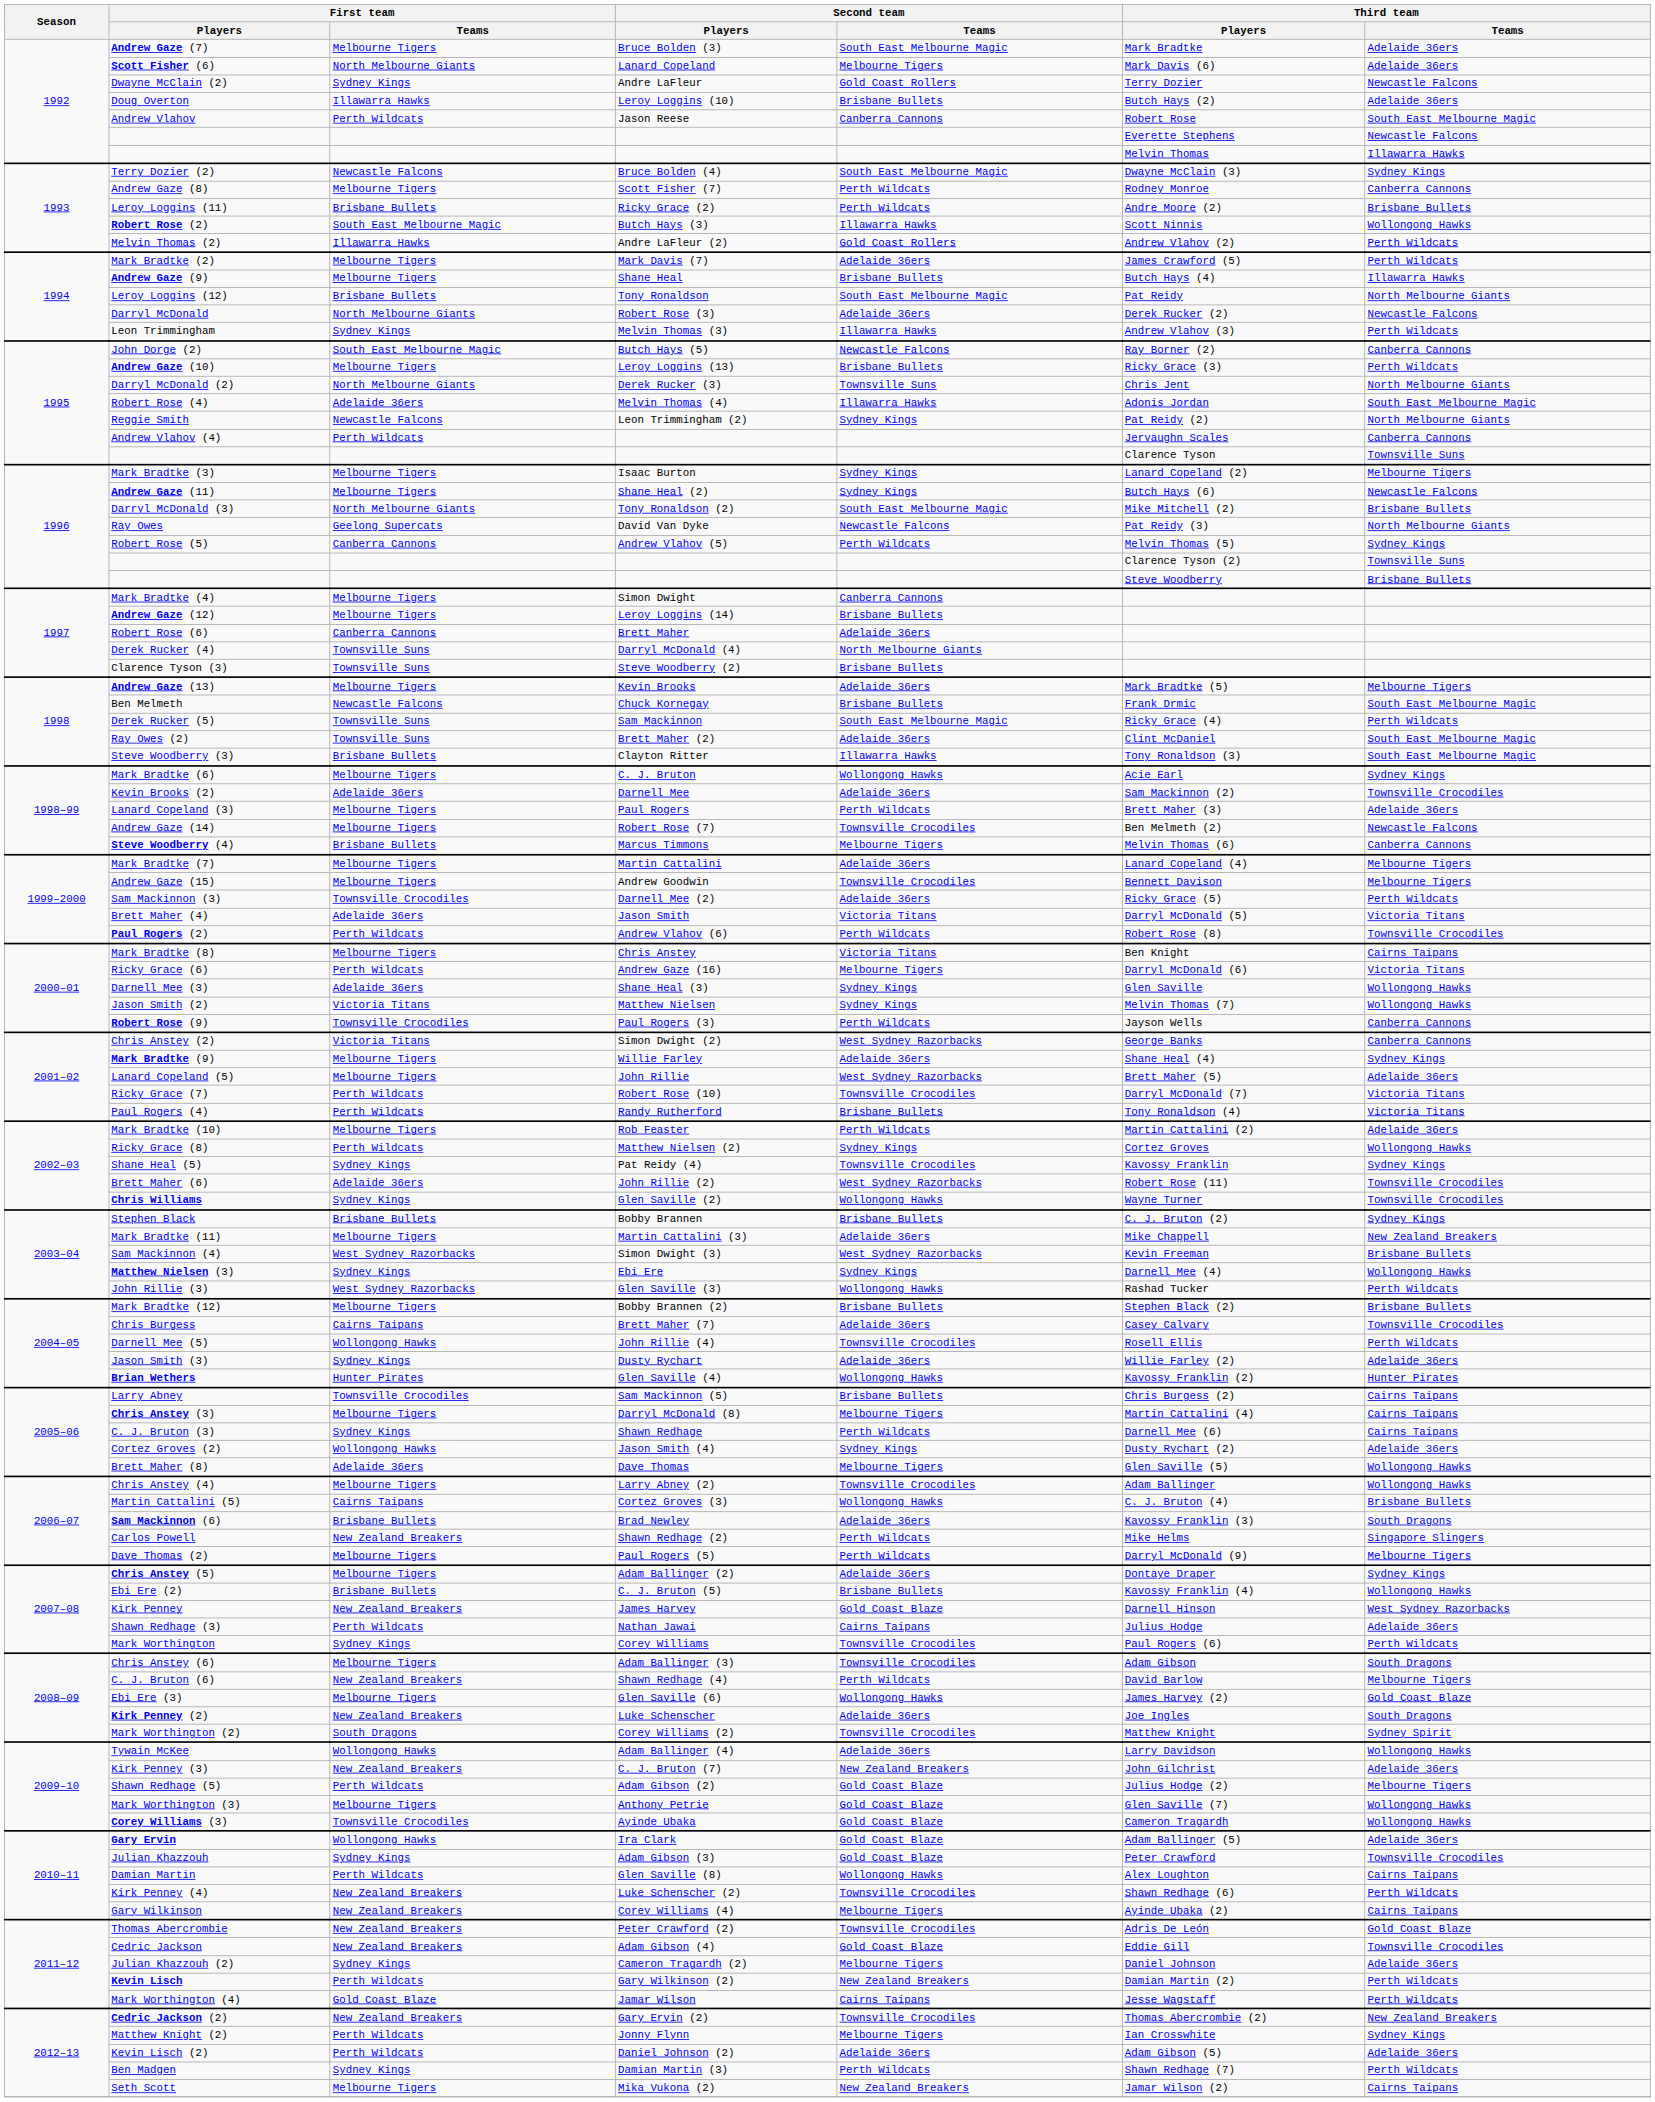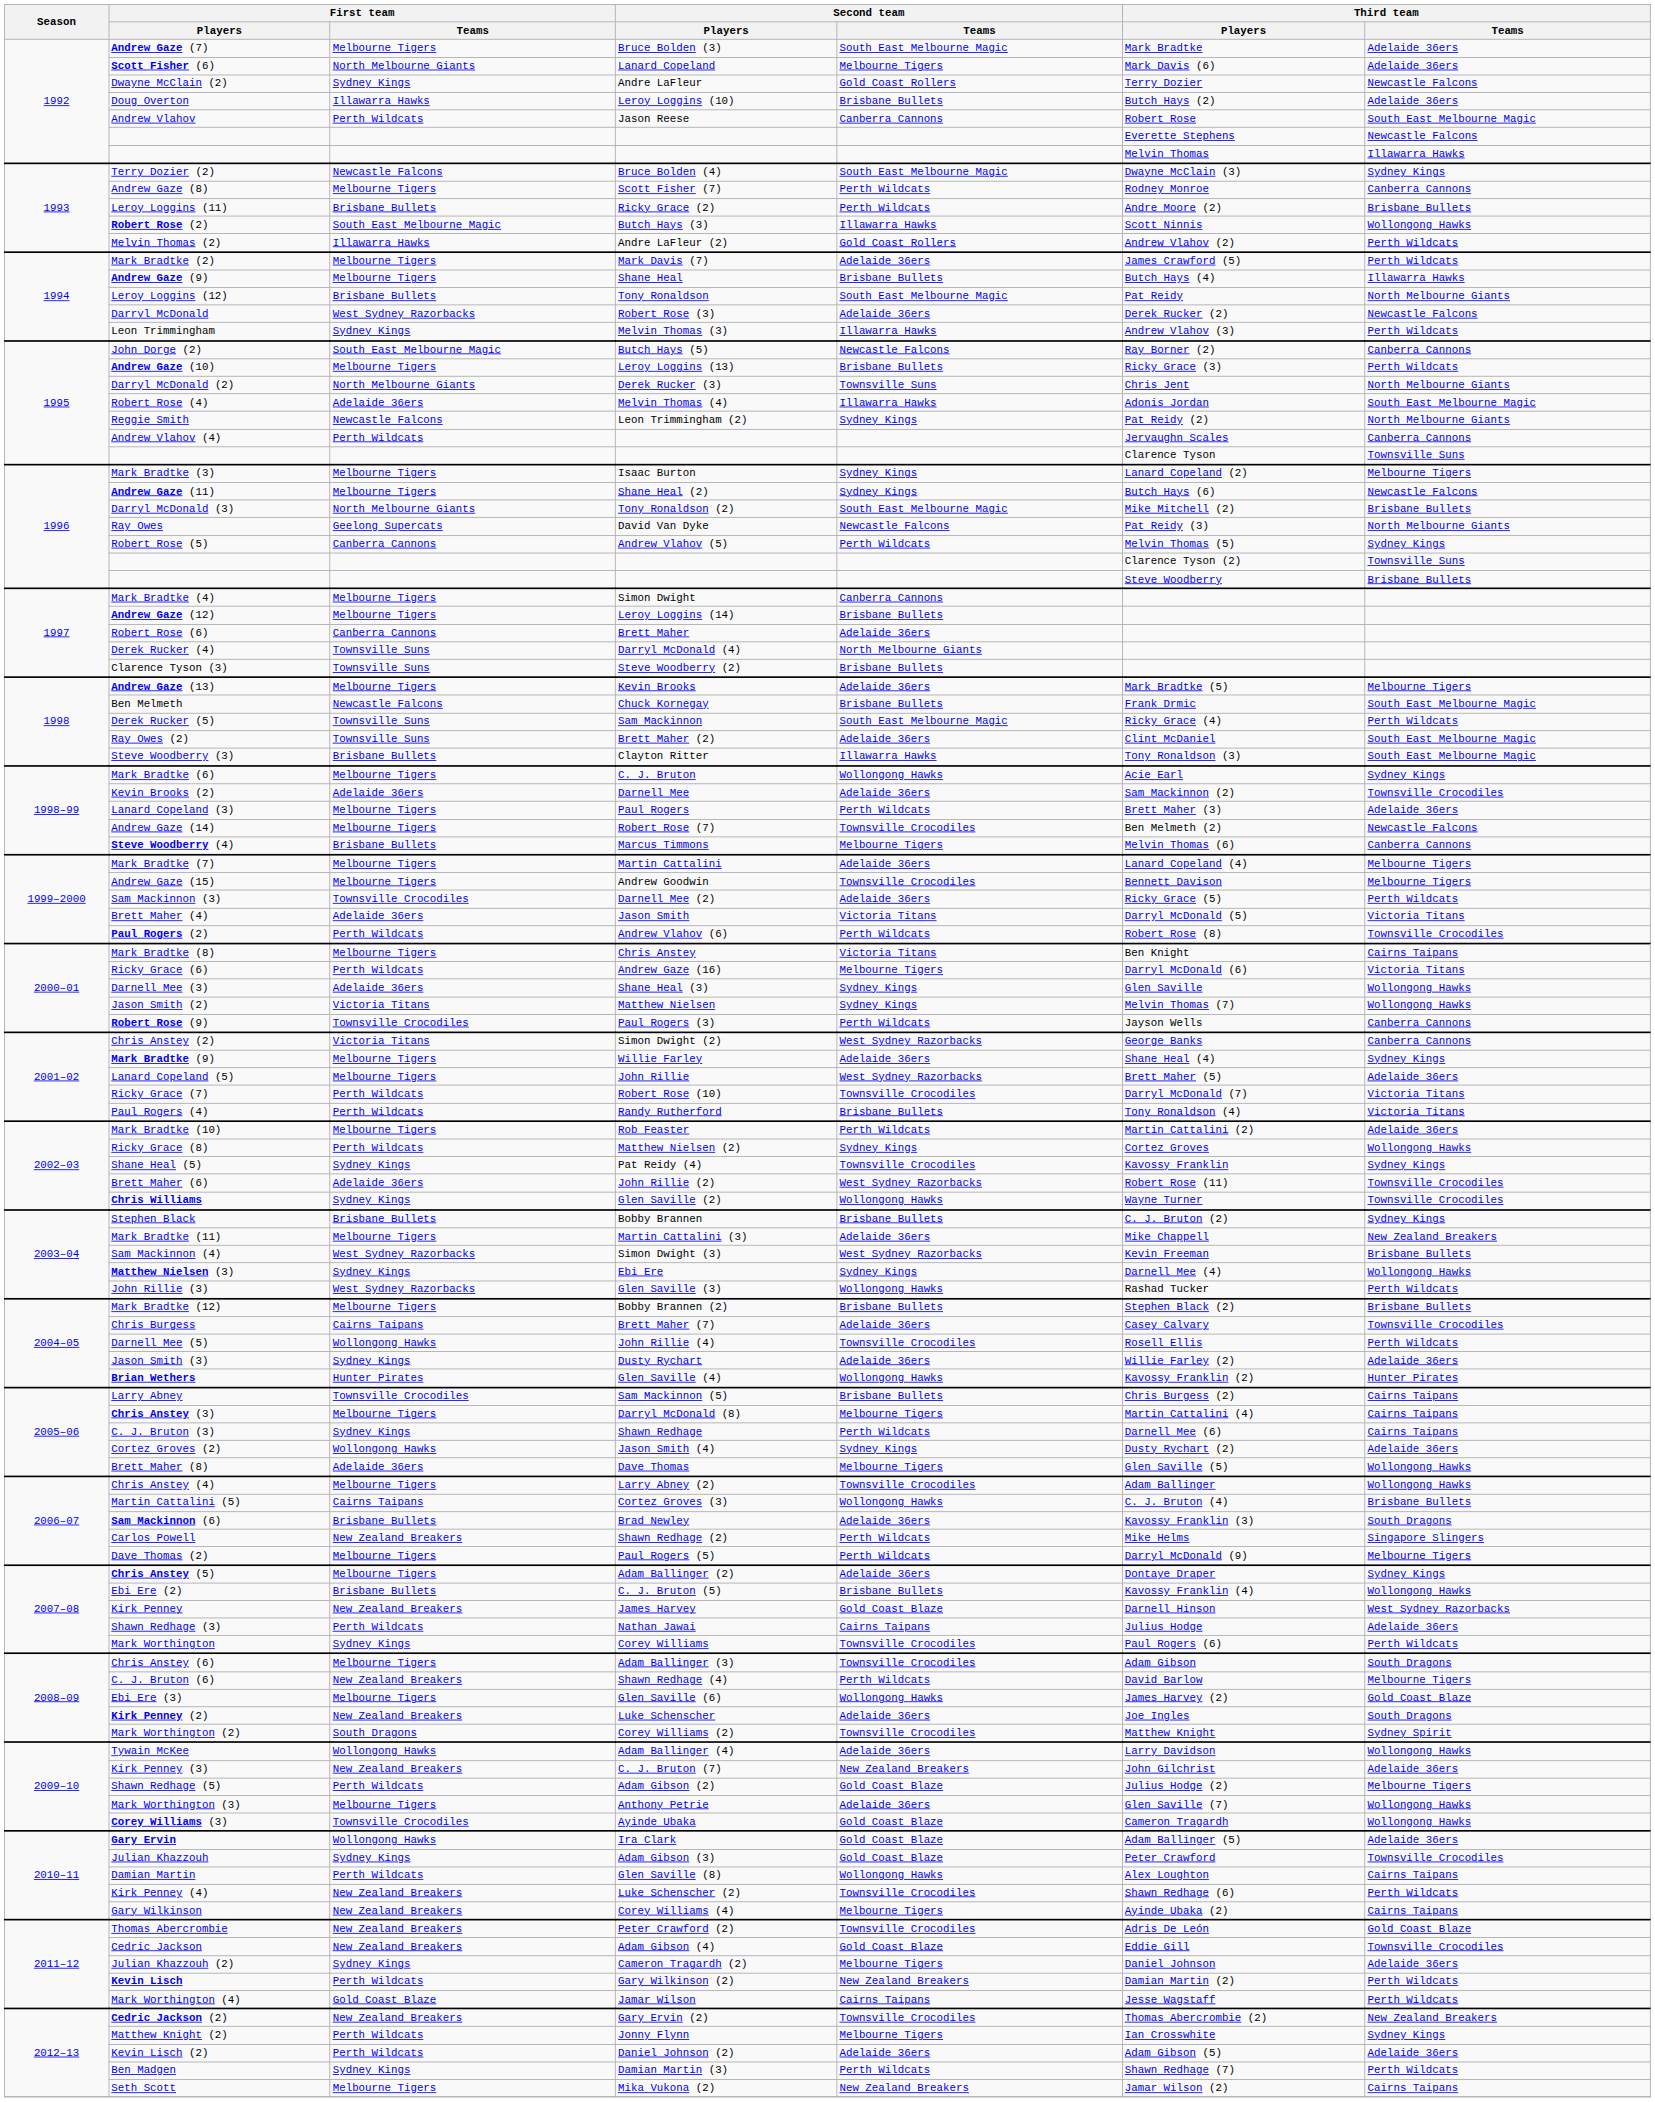(404, 314) North Melbourne Giants -> (404, 314) West Sydney Razorbacks
(891, 1804) Gold Coast Blaze -> (885, 1804) Adelaide 36ers
